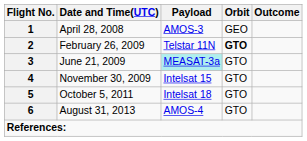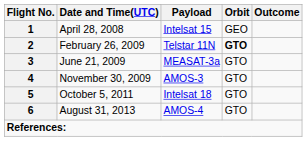(183, 29) AMOS-3 -> (187, 29) Intelsat 15
(192, 62) paleturquoise background -> (192, 62) no background
(187, 78) Intelsat 15 -> (183, 78) AMOS-3
